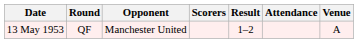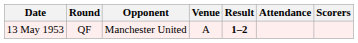columns swapped: (337, 13) <-> (209, 13)
(246, 30) normal -> (239, 30) bold
